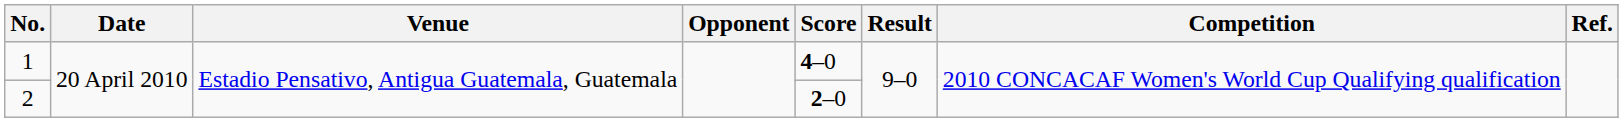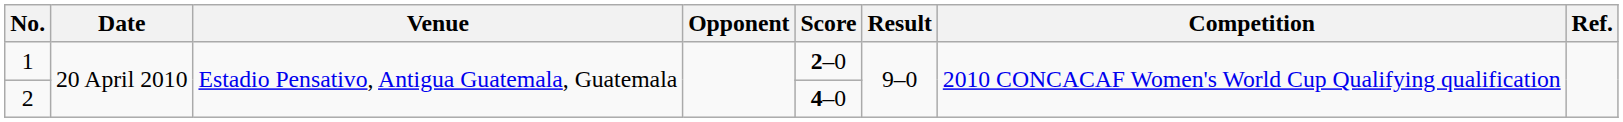(818, 60) 4–0 -> (828, 60) 2–0
(828, 98) 2–0 -> (828, 98) 4–0
